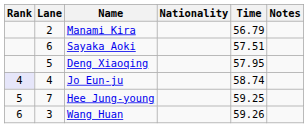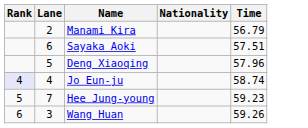- column: (285, 13)
(249, 64) 57.95 -> (249, 64) 57.96
(249, 98) 59.25 -> (249, 98) 59.23
